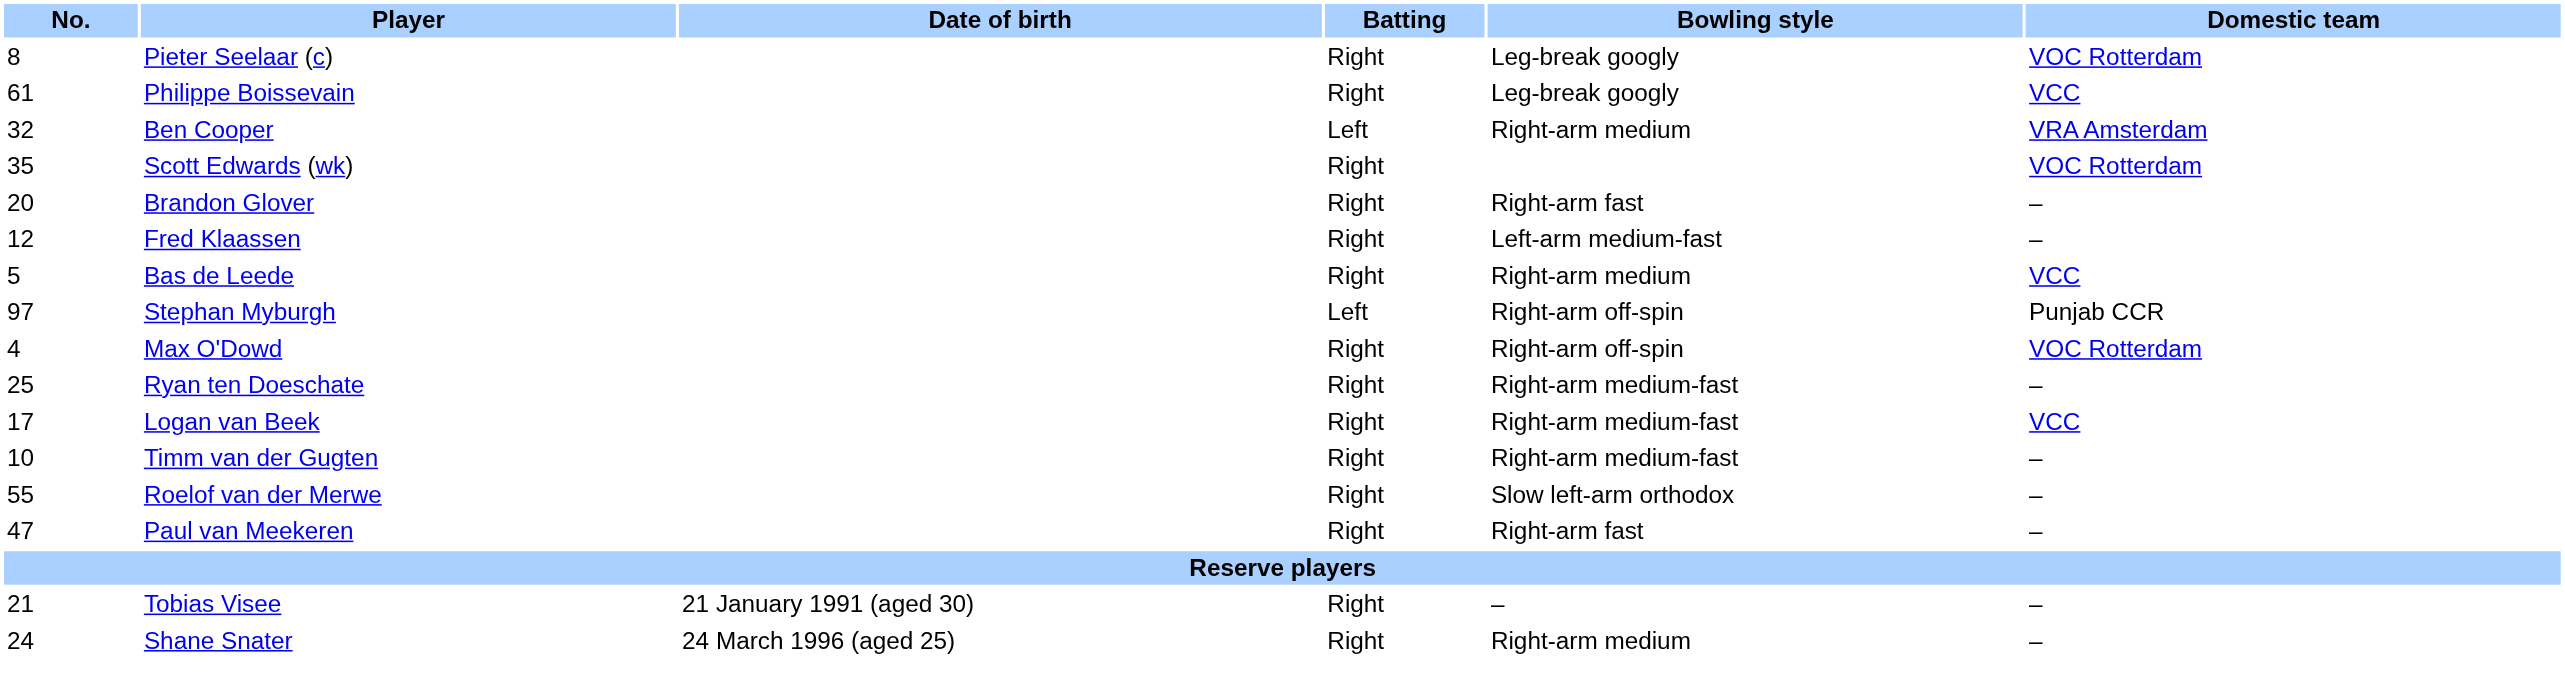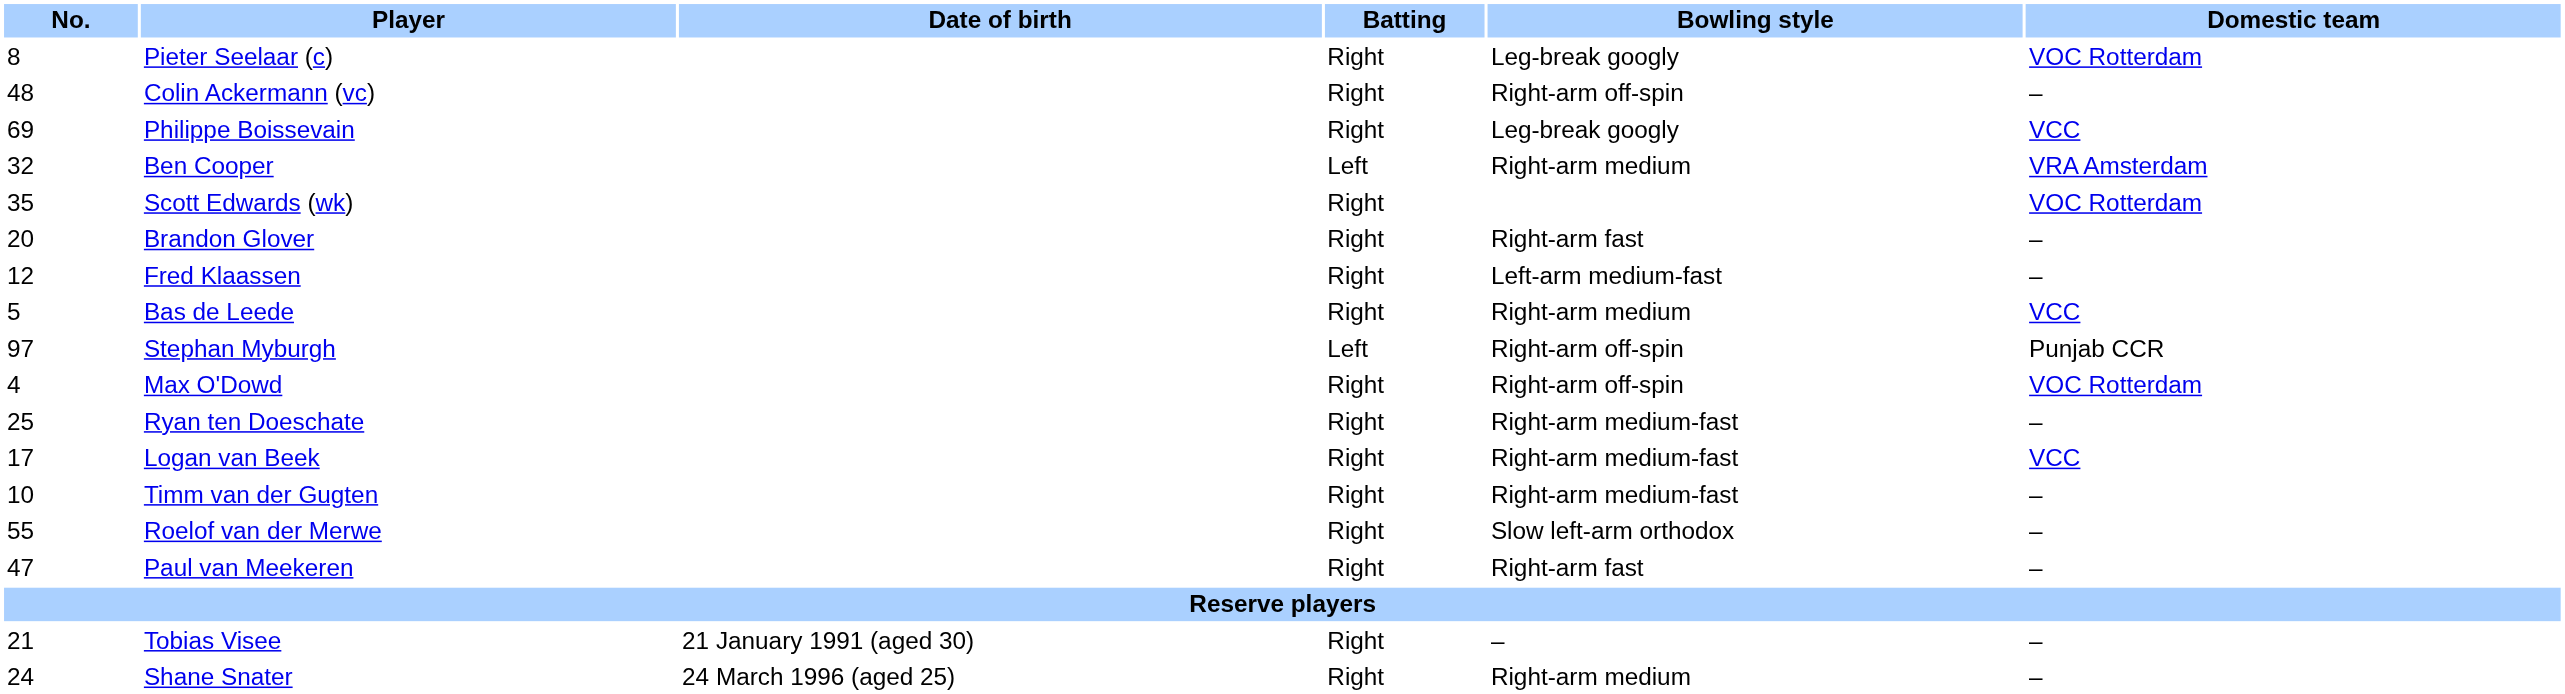+ row: (259, 93)
(21, 93) 61 -> (21, 129) 69
